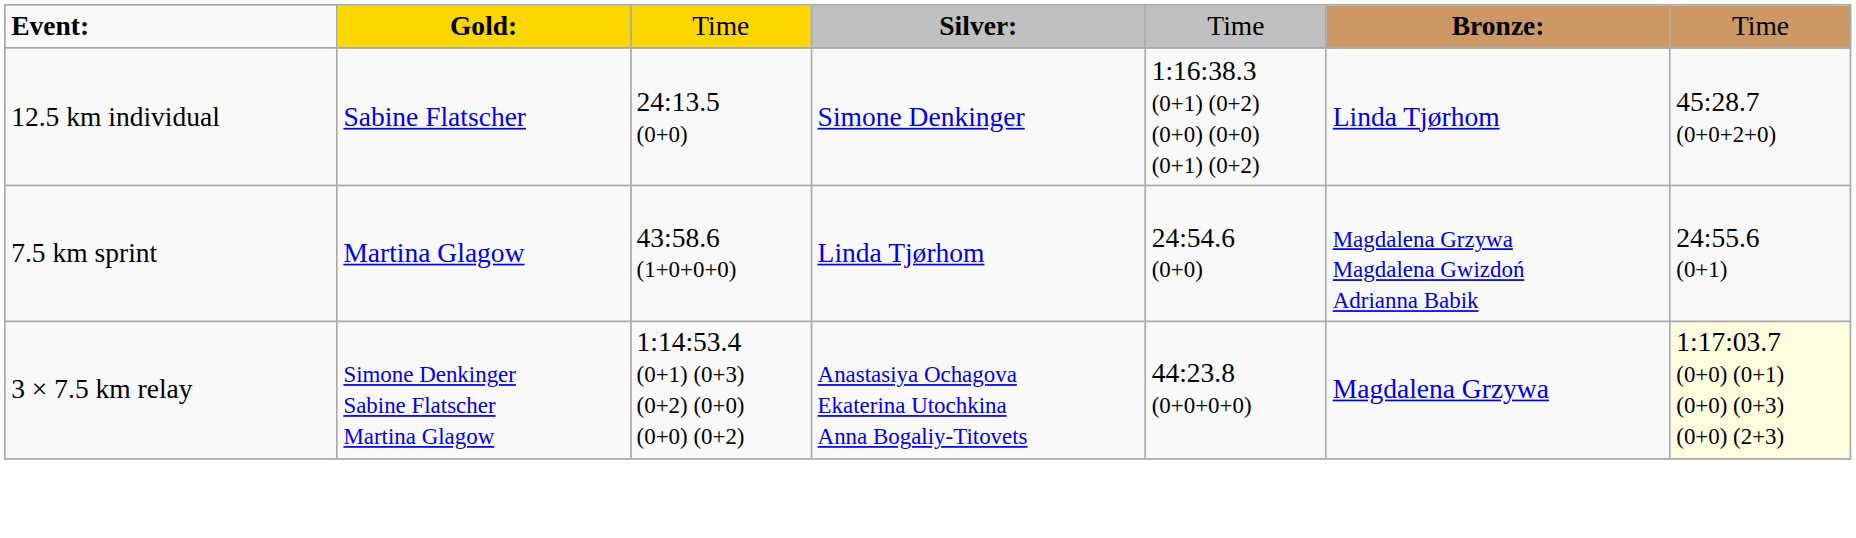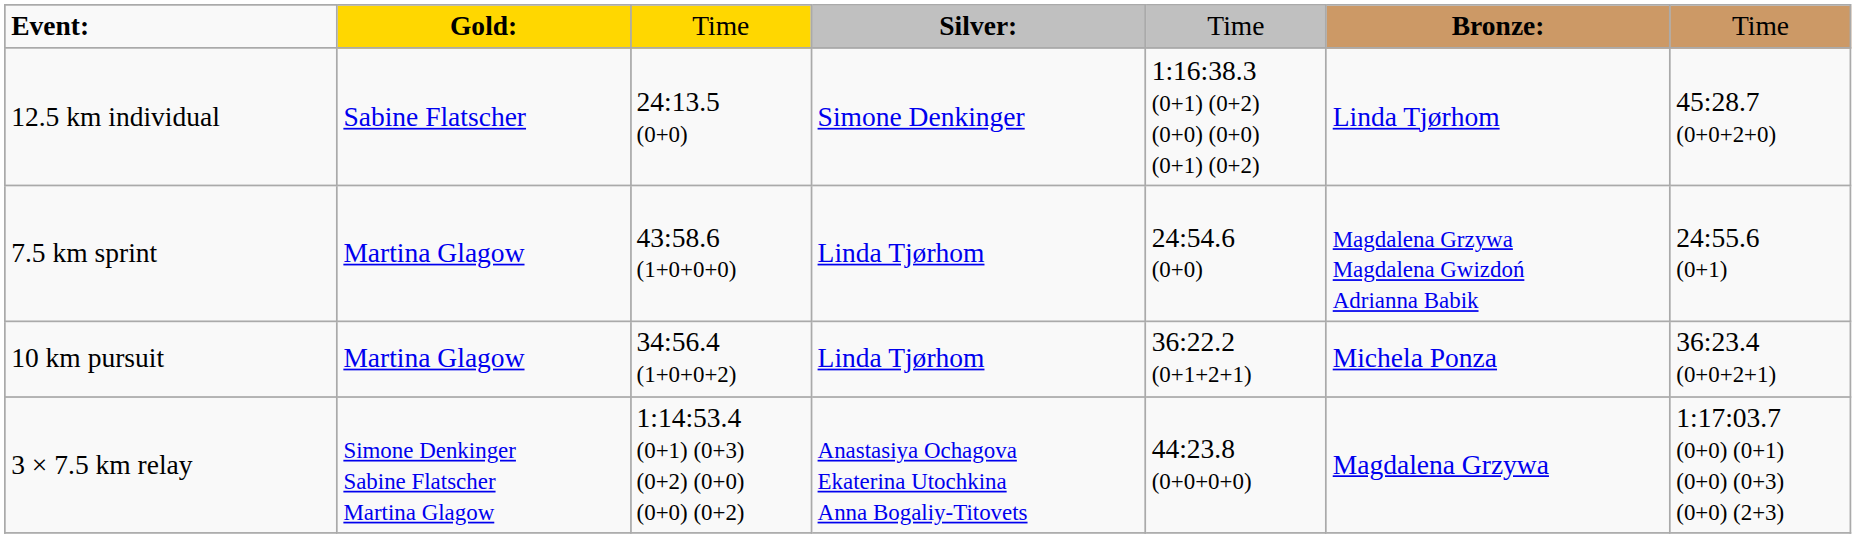+ row: (88, 358)
(1730, 389) lightyellow background -> (1730, 464) no background
